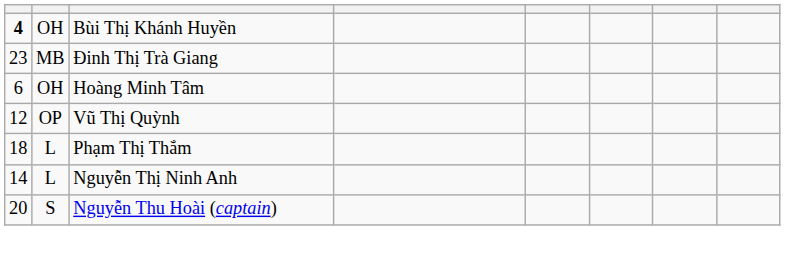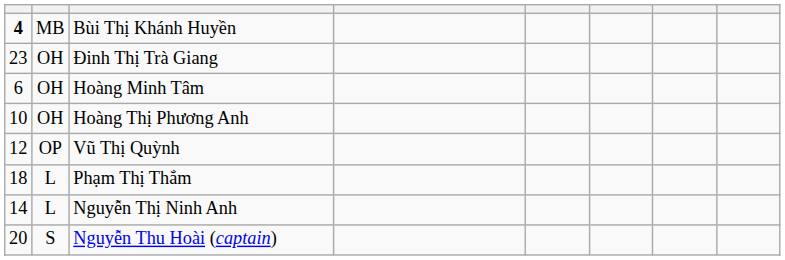(50, 28) OH -> (50, 28) MB
(50, 58) MB -> (50, 58) OH
+ row: (161, 118)
